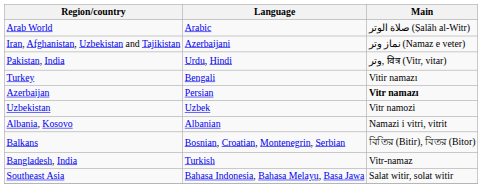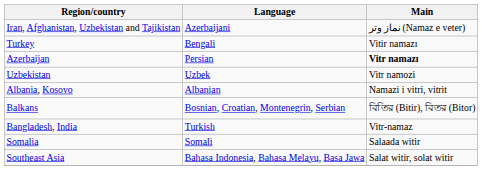- row: (30, 28)
- row: (36, 61)
+ row: (23, 142)
